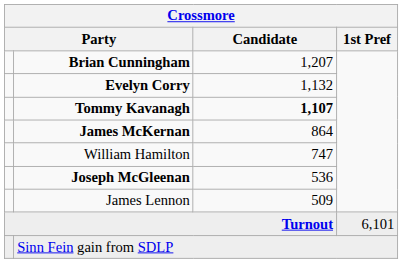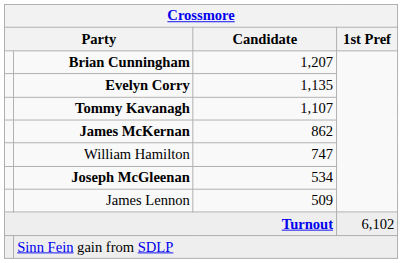(317, 85) 1,132 -> (317, 85) 1,135
(317, 108) bold -> (317, 108) normal
(322, 131) 864 -> (322, 131) 862
(322, 177) 536 -> (322, 177) 534
(378, 223) 6,101 -> (378, 223) 6,102
